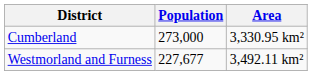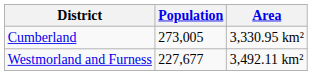(181, 37) 273,000 -> (181, 37) 273,005
